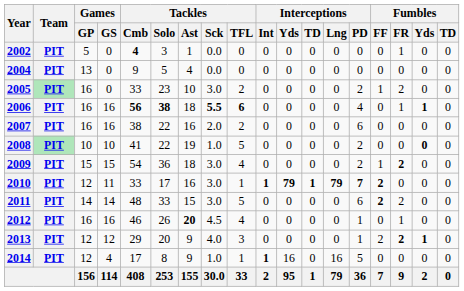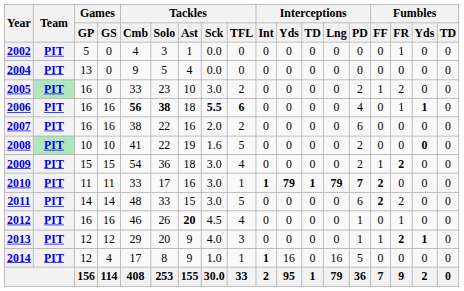(136, 51) bold -> (136, 51) normal
(214, 145) 1.0 -> (214, 145) 1.6
(86, 182) 12 -> (86, 182) 11
(381, 239) 2 -> (381, 239) 1
